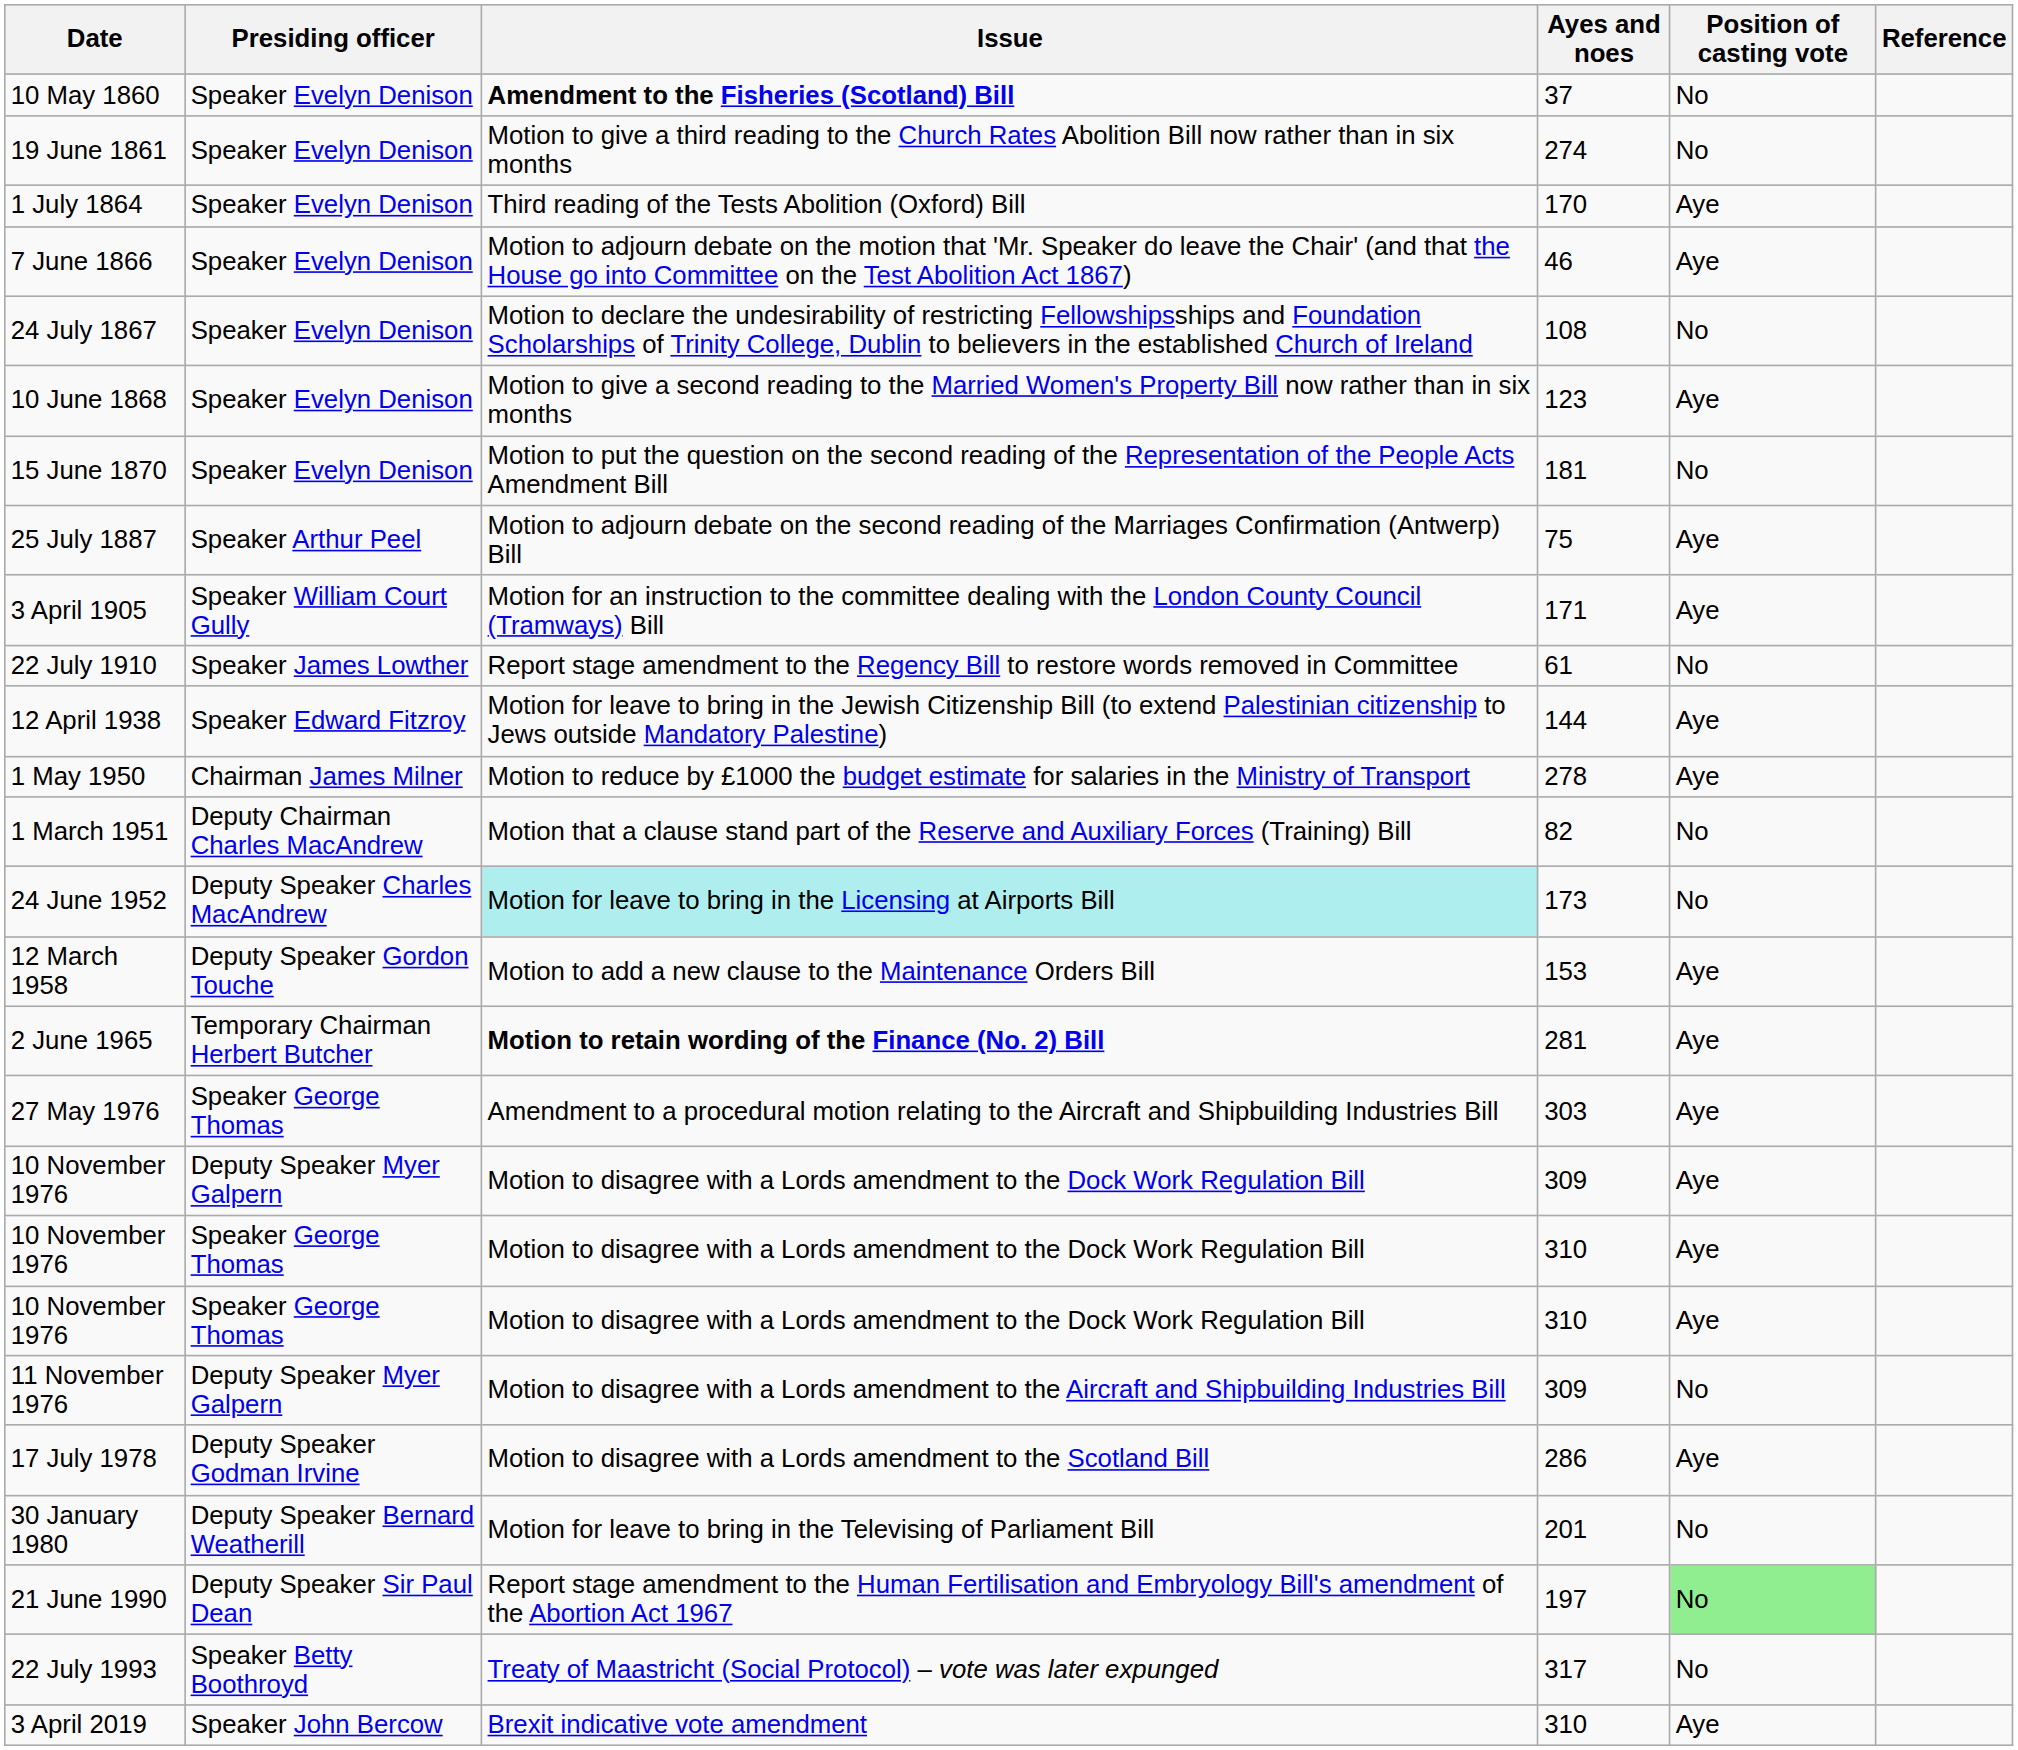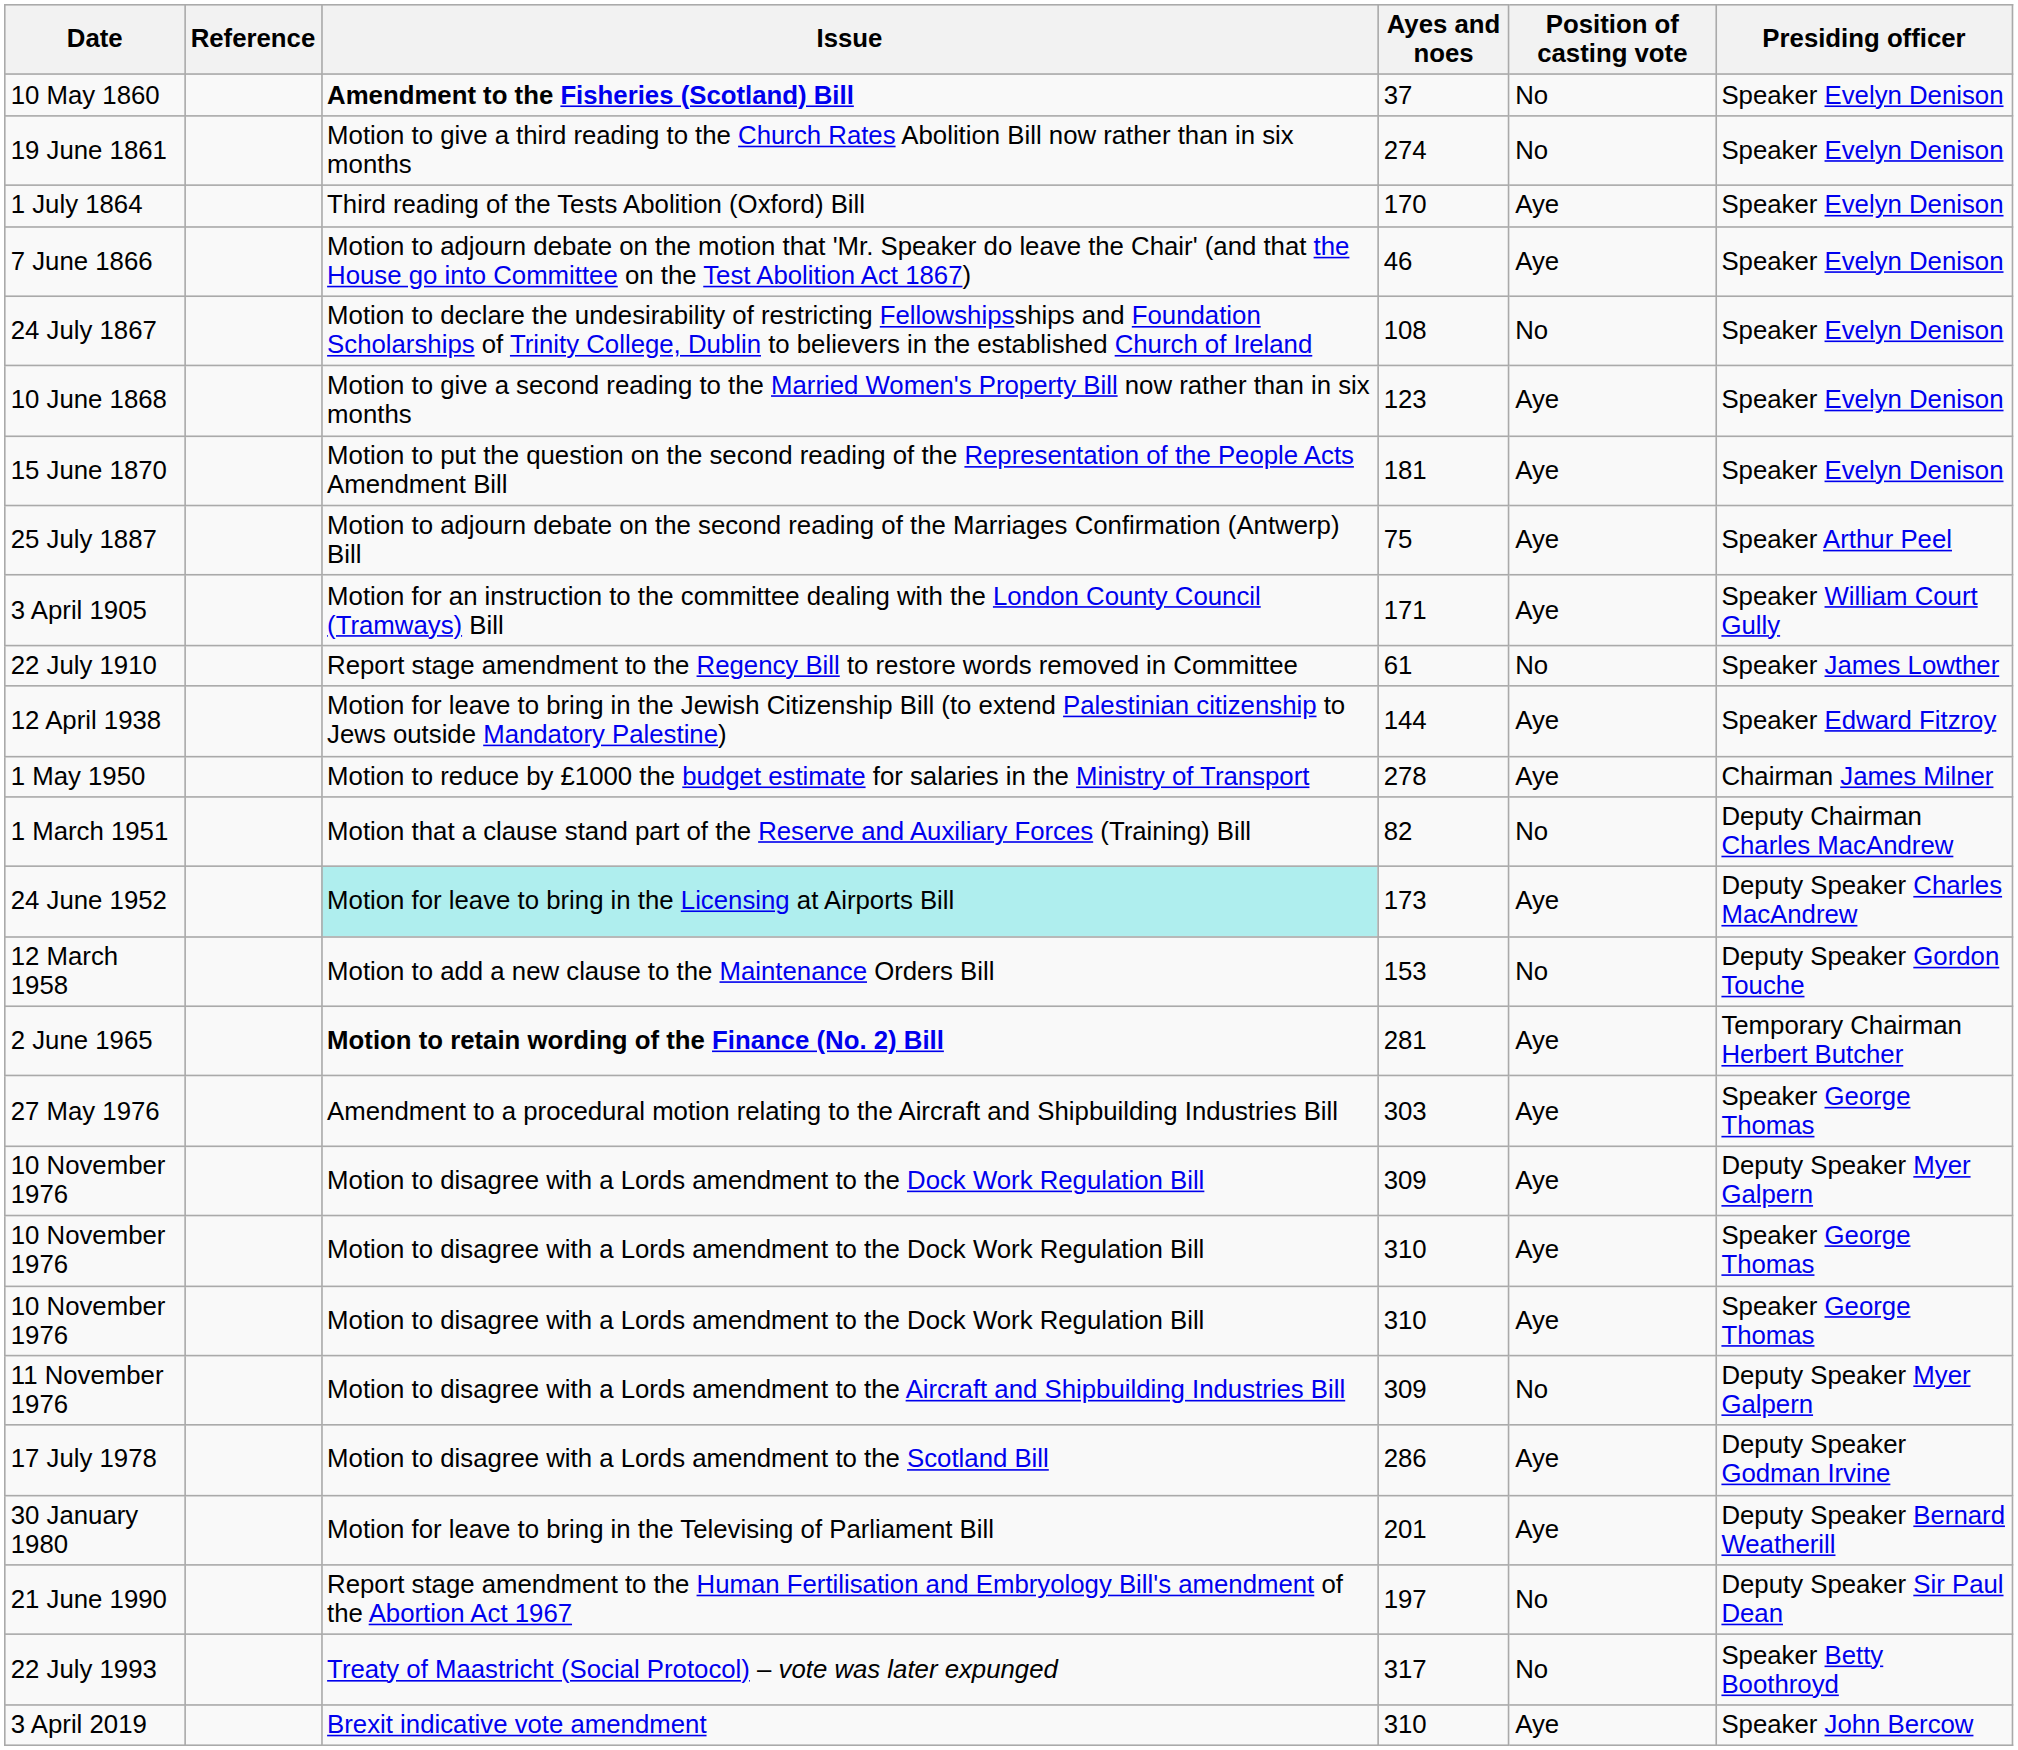columns swapped: (333, 39) <-> (1944, 39)
(1692, 470) No -> (1537, 470) Aye
(1692, 901) No -> (1537, 901) Aye
(1698, 971) Aye -> (1532, 971) No
(1692, 1529) No -> (1537, 1529) Aye
(1692, 1599) lightgreen background -> (1532, 1599) no background
